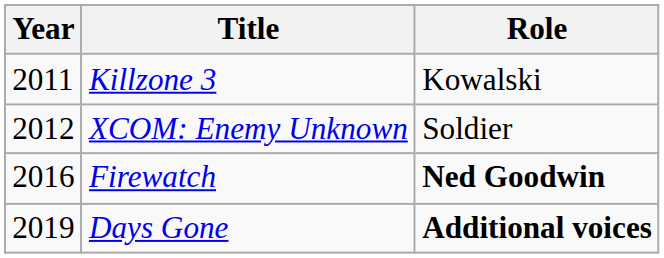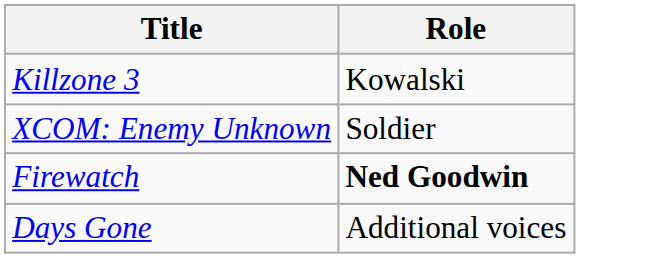- column: (43, 29)
(537, 227) bold -> (456, 227) normal
